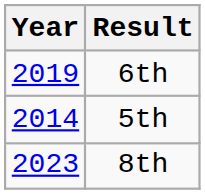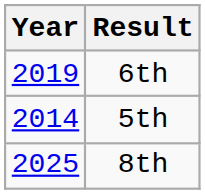(45, 165) 2023 -> (45, 165) 2025
